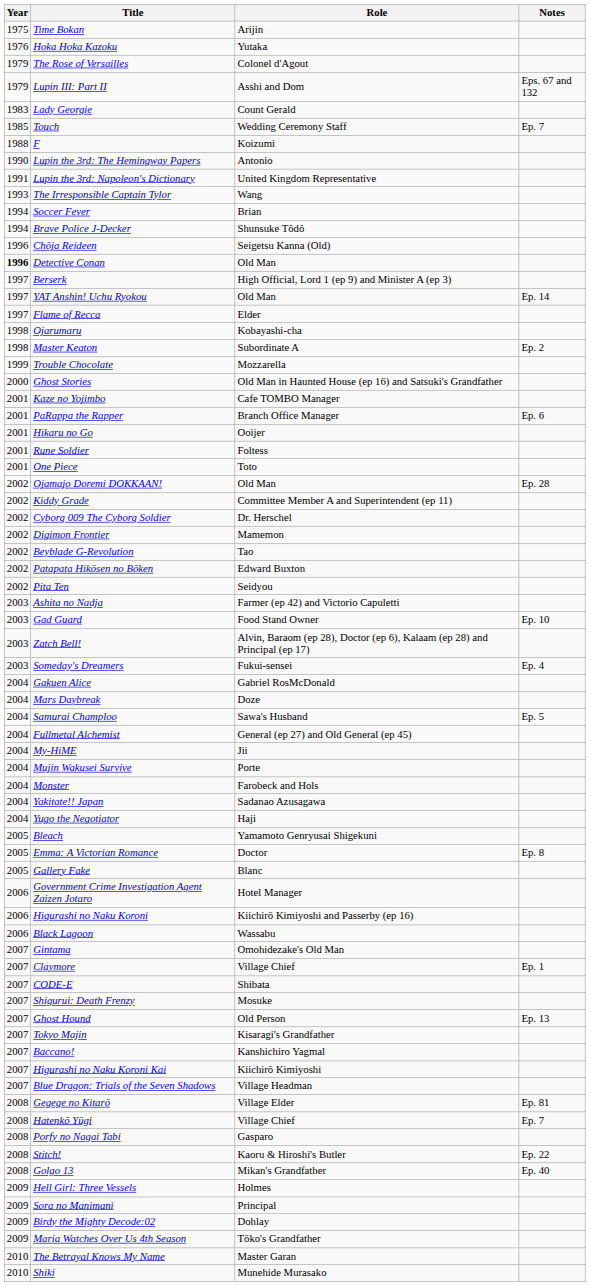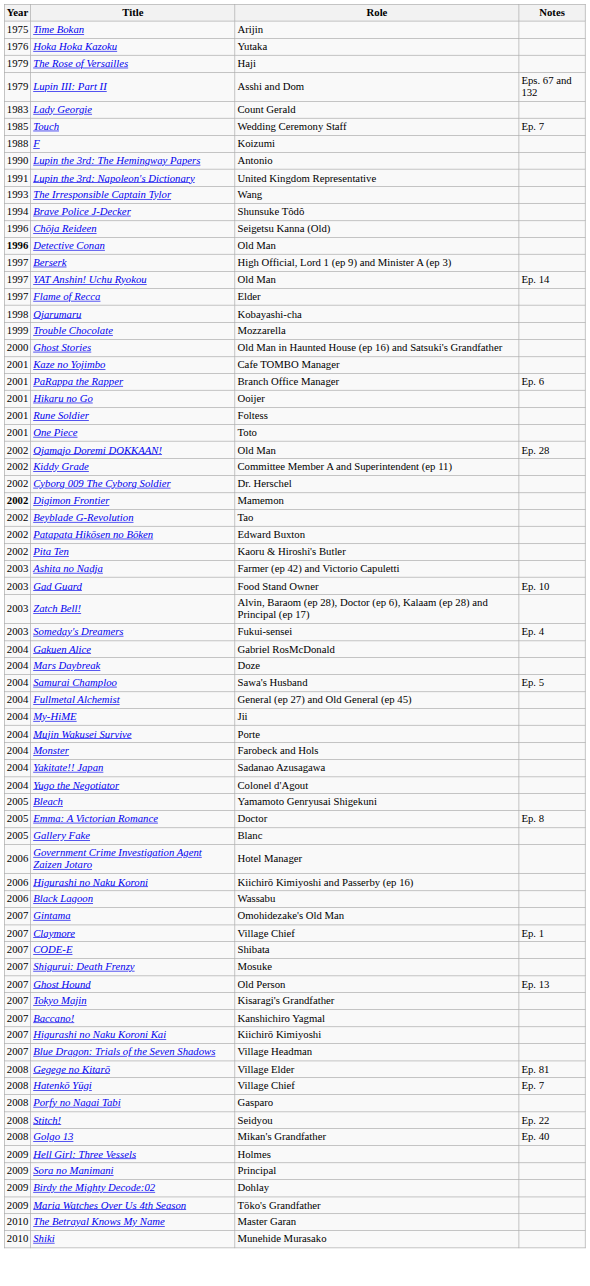(273, 64) Colonel d'Agout -> (247, 64) Haji
- row: (62, 212)
- row: (65, 348)
(18, 535) normal -> (18, 501) bold
(255, 586) Seidyou -> (292, 552) Kaoru & Hiroshi's Butler
(247, 819) Haji -> (273, 785) Colonel d'Agout
(292, 1154) Kaoru & Hiroshi's Butler -> (255, 1120) Seidyou
